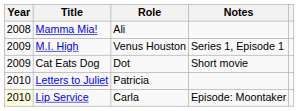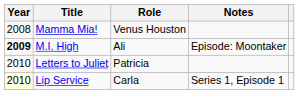(119, 30) Ali -> (150, 30) Venus Houston
(19, 47) normal -> (19, 47) bold
(150, 47) Venus Houston -> (119, 47) Ali
(237, 47) Series 1, Episode 1 -> (239, 47) Episode: Moontaker
- row: (67, 64)
(239, 98) Episode: Moontaker -> (237, 81) Series 1, Episode 1
